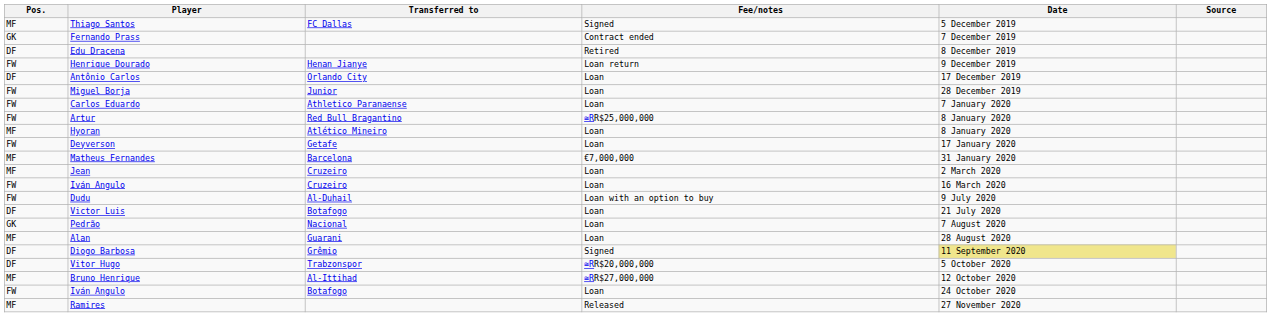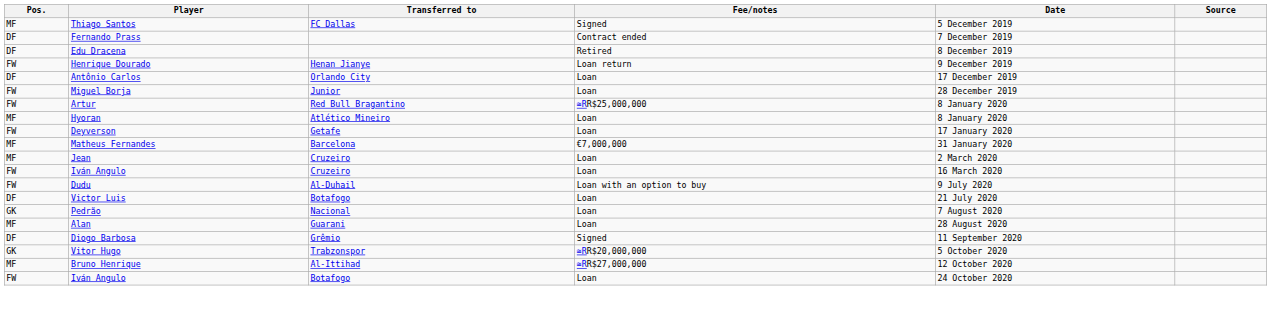(11, 38) GK -> (11, 38) DF
- row: (105, 105)
(983, 252) khaki background -> (980, 238) no background
(11, 265) DF -> (11, 252) GK
- row: (88, 305)
